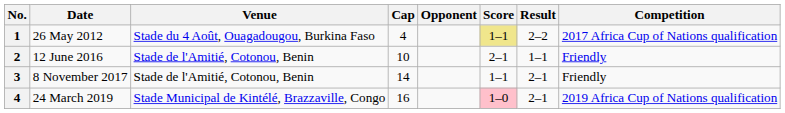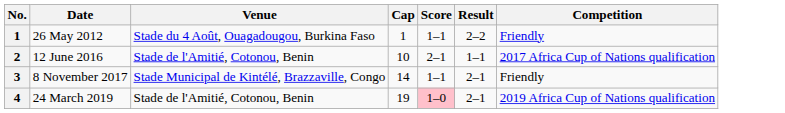- column: (449, 14)
(403, 35) 4 -> (403, 35) 1
(499, 35) khaki background -> (436, 35) no background
(670, 35) 2017 Africa Cup of Nations qualification -> (522, 35) Friendly
(584, 56) Friendly -> (607, 56) 2017 Africa Cup of Nations qualification
(224, 77) Stade de l'Amitié, Cotonou, Benin -> (259, 77) Stade Municipal de Kintélé, Brazzaville, Congo
(259, 98) Stade Municipal de Kintélé, Brazzaville, Congo -> (224, 98) Stade de l'Amitié, Cotonou, Benin
(403, 98) 16 -> (403, 98) 19
